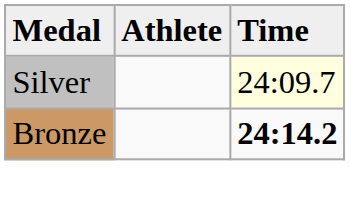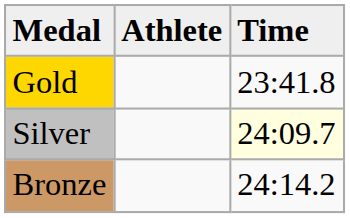+ row: (45, 81)
(287, 133) bold -> (286, 184) normal
